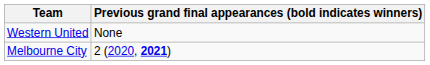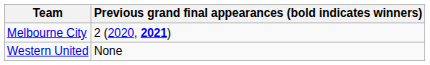rows swapped: (47, 51) <-> (48, 32)
